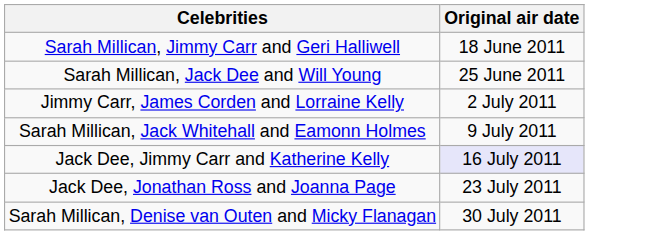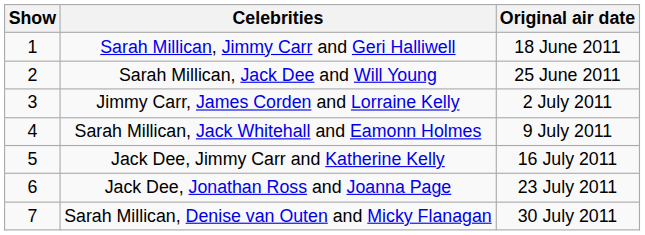+ column: (32, 18)
(512, 159) lavender background -> (567, 159) no background
